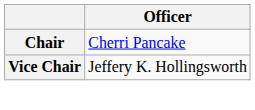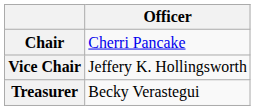+ row: (45, 92)
